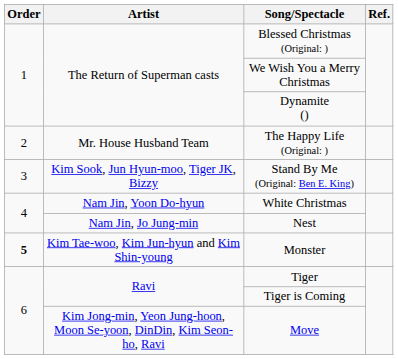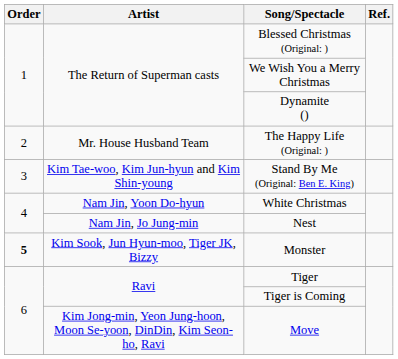(144, 176) Kim Sook, Jun Hyun-moo, Tiger JK, Bizzy -> (144, 176) Kim Tae-woo, Kim Jun-hyun and Kim Shin-young
(144, 249) Kim Tae-woo, Kim Jun-hyun and Kim Shin-young -> (144, 249) Kim Sook, Jun Hyun-moo, Tiger JK, Bizzy
